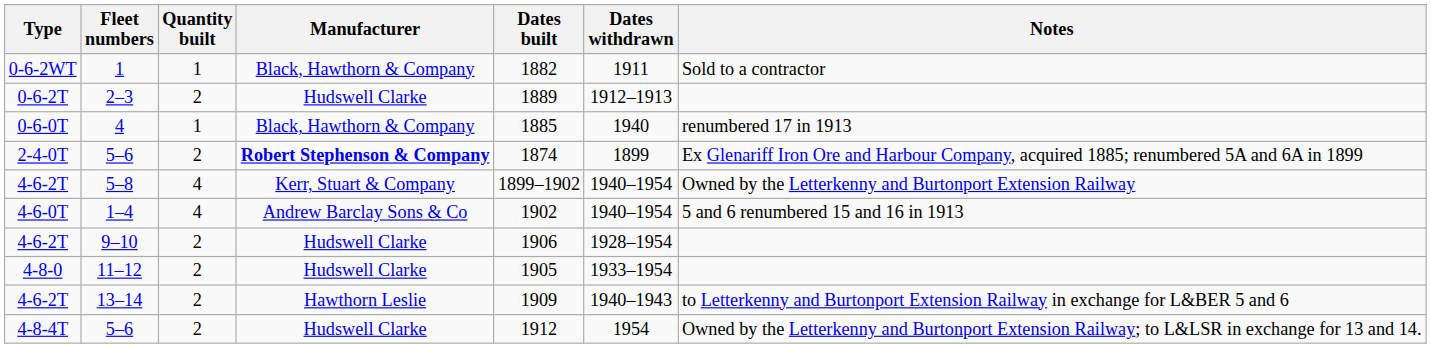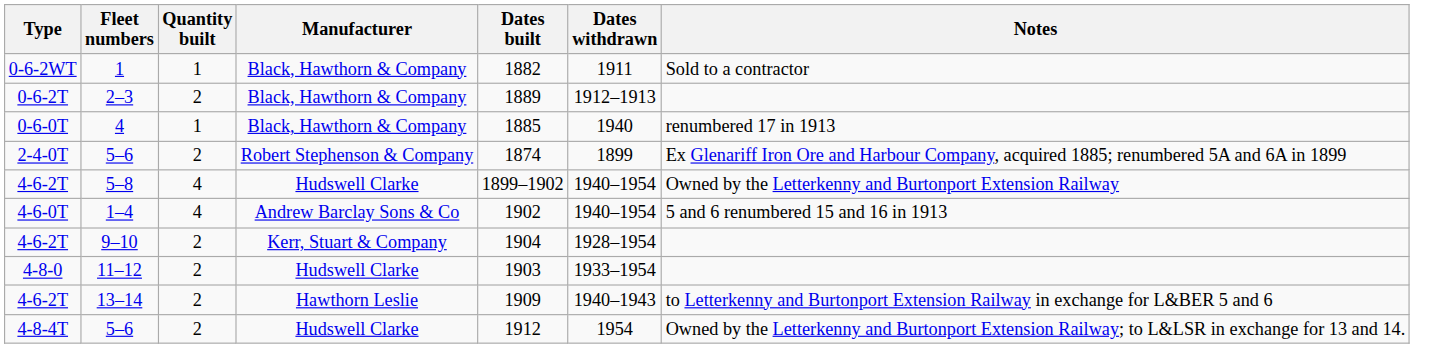(365, 97) Hudswell Clarke -> (357, 97) Black, Hawthorn & Company
(365, 155) bold -> (357, 155) normal
(365, 184) Kerr, Stuart & Company -> (357, 184) Hudswell Clarke
(365, 241) Hudswell Clarke -> (357, 241) Kerr, Stuart & Company
(539, 241) 1906 -> (523, 241) 1904
(539, 270) 1905 -> (523, 270) 1903
